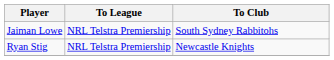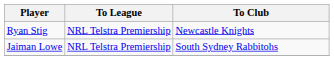rows swapped: (27, 47) <-> (35, 30)
